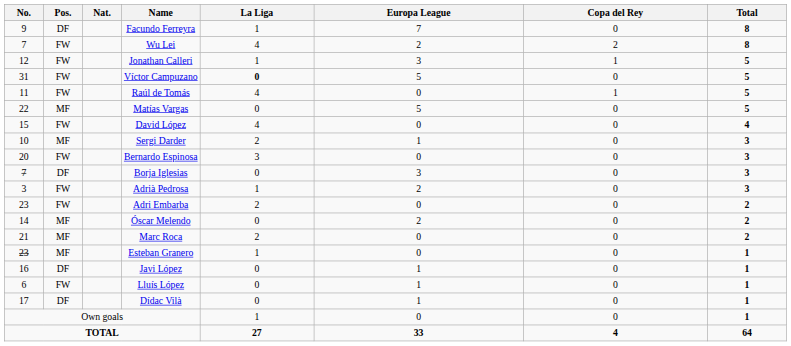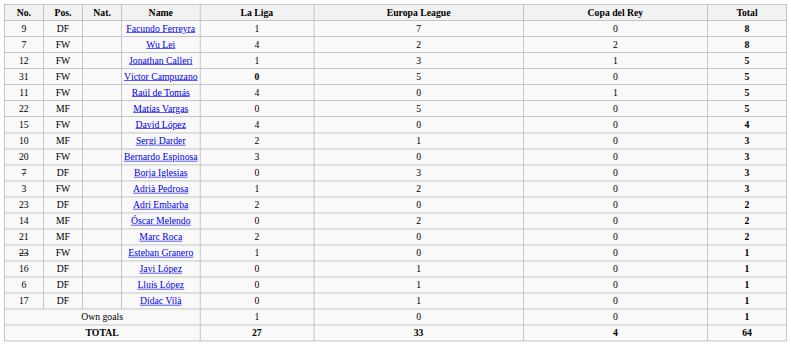(63, 205) FW -> (63, 205) DF
(63, 253) MF -> (63, 253) FW
(63, 285) FW -> (63, 285) DF
